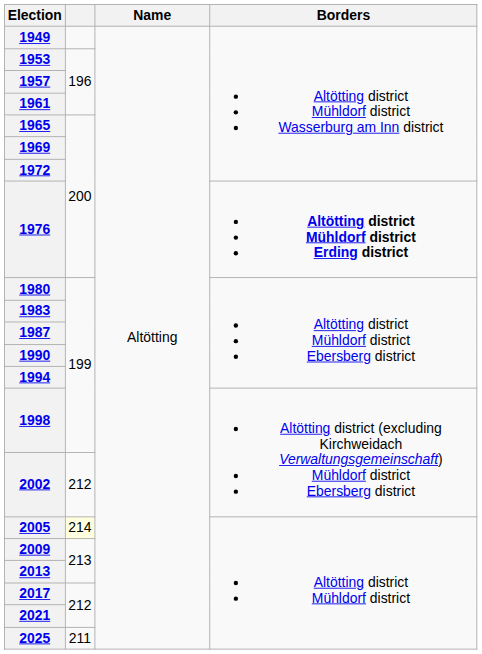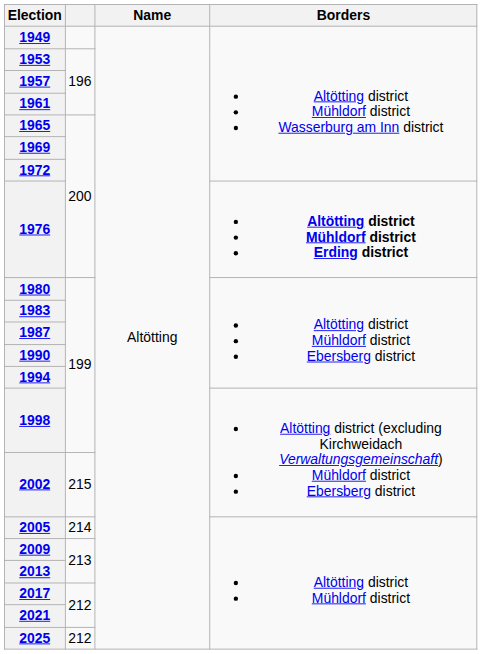(80, 484) 212 -> (80, 484) 215
(80, 527) lightyellow background -> (80, 527) no background
(80, 638) 211 -> (80, 638) 212
